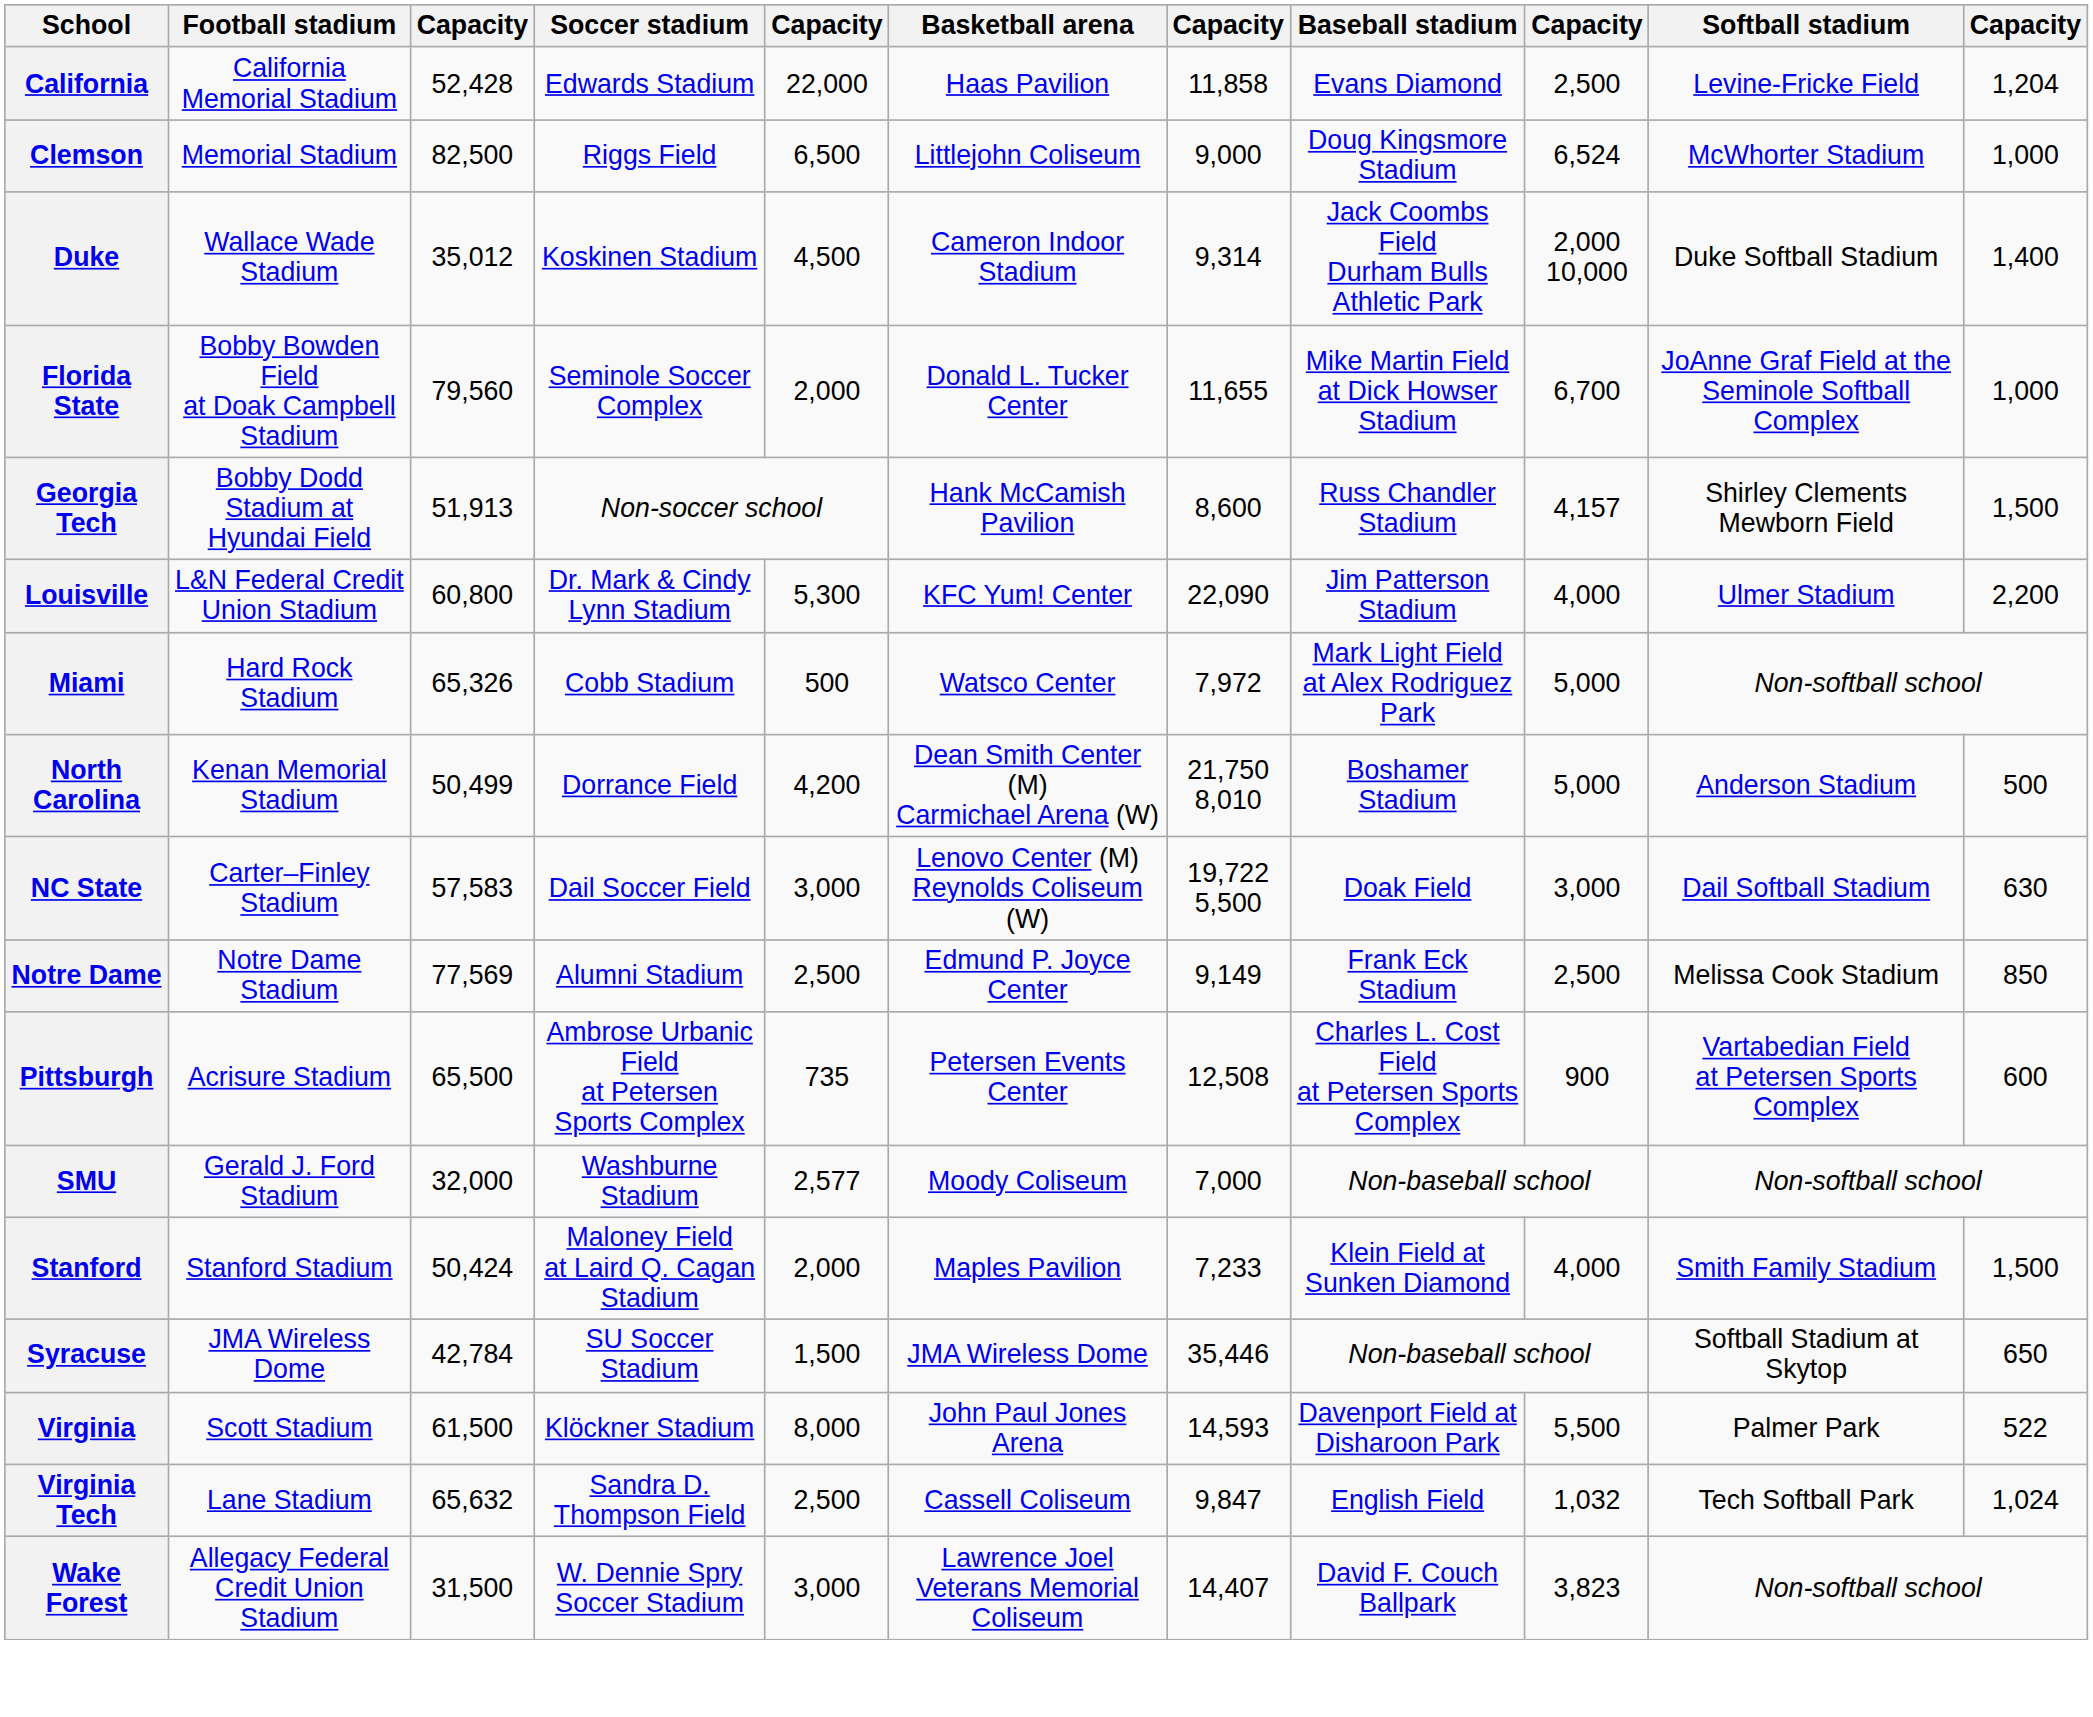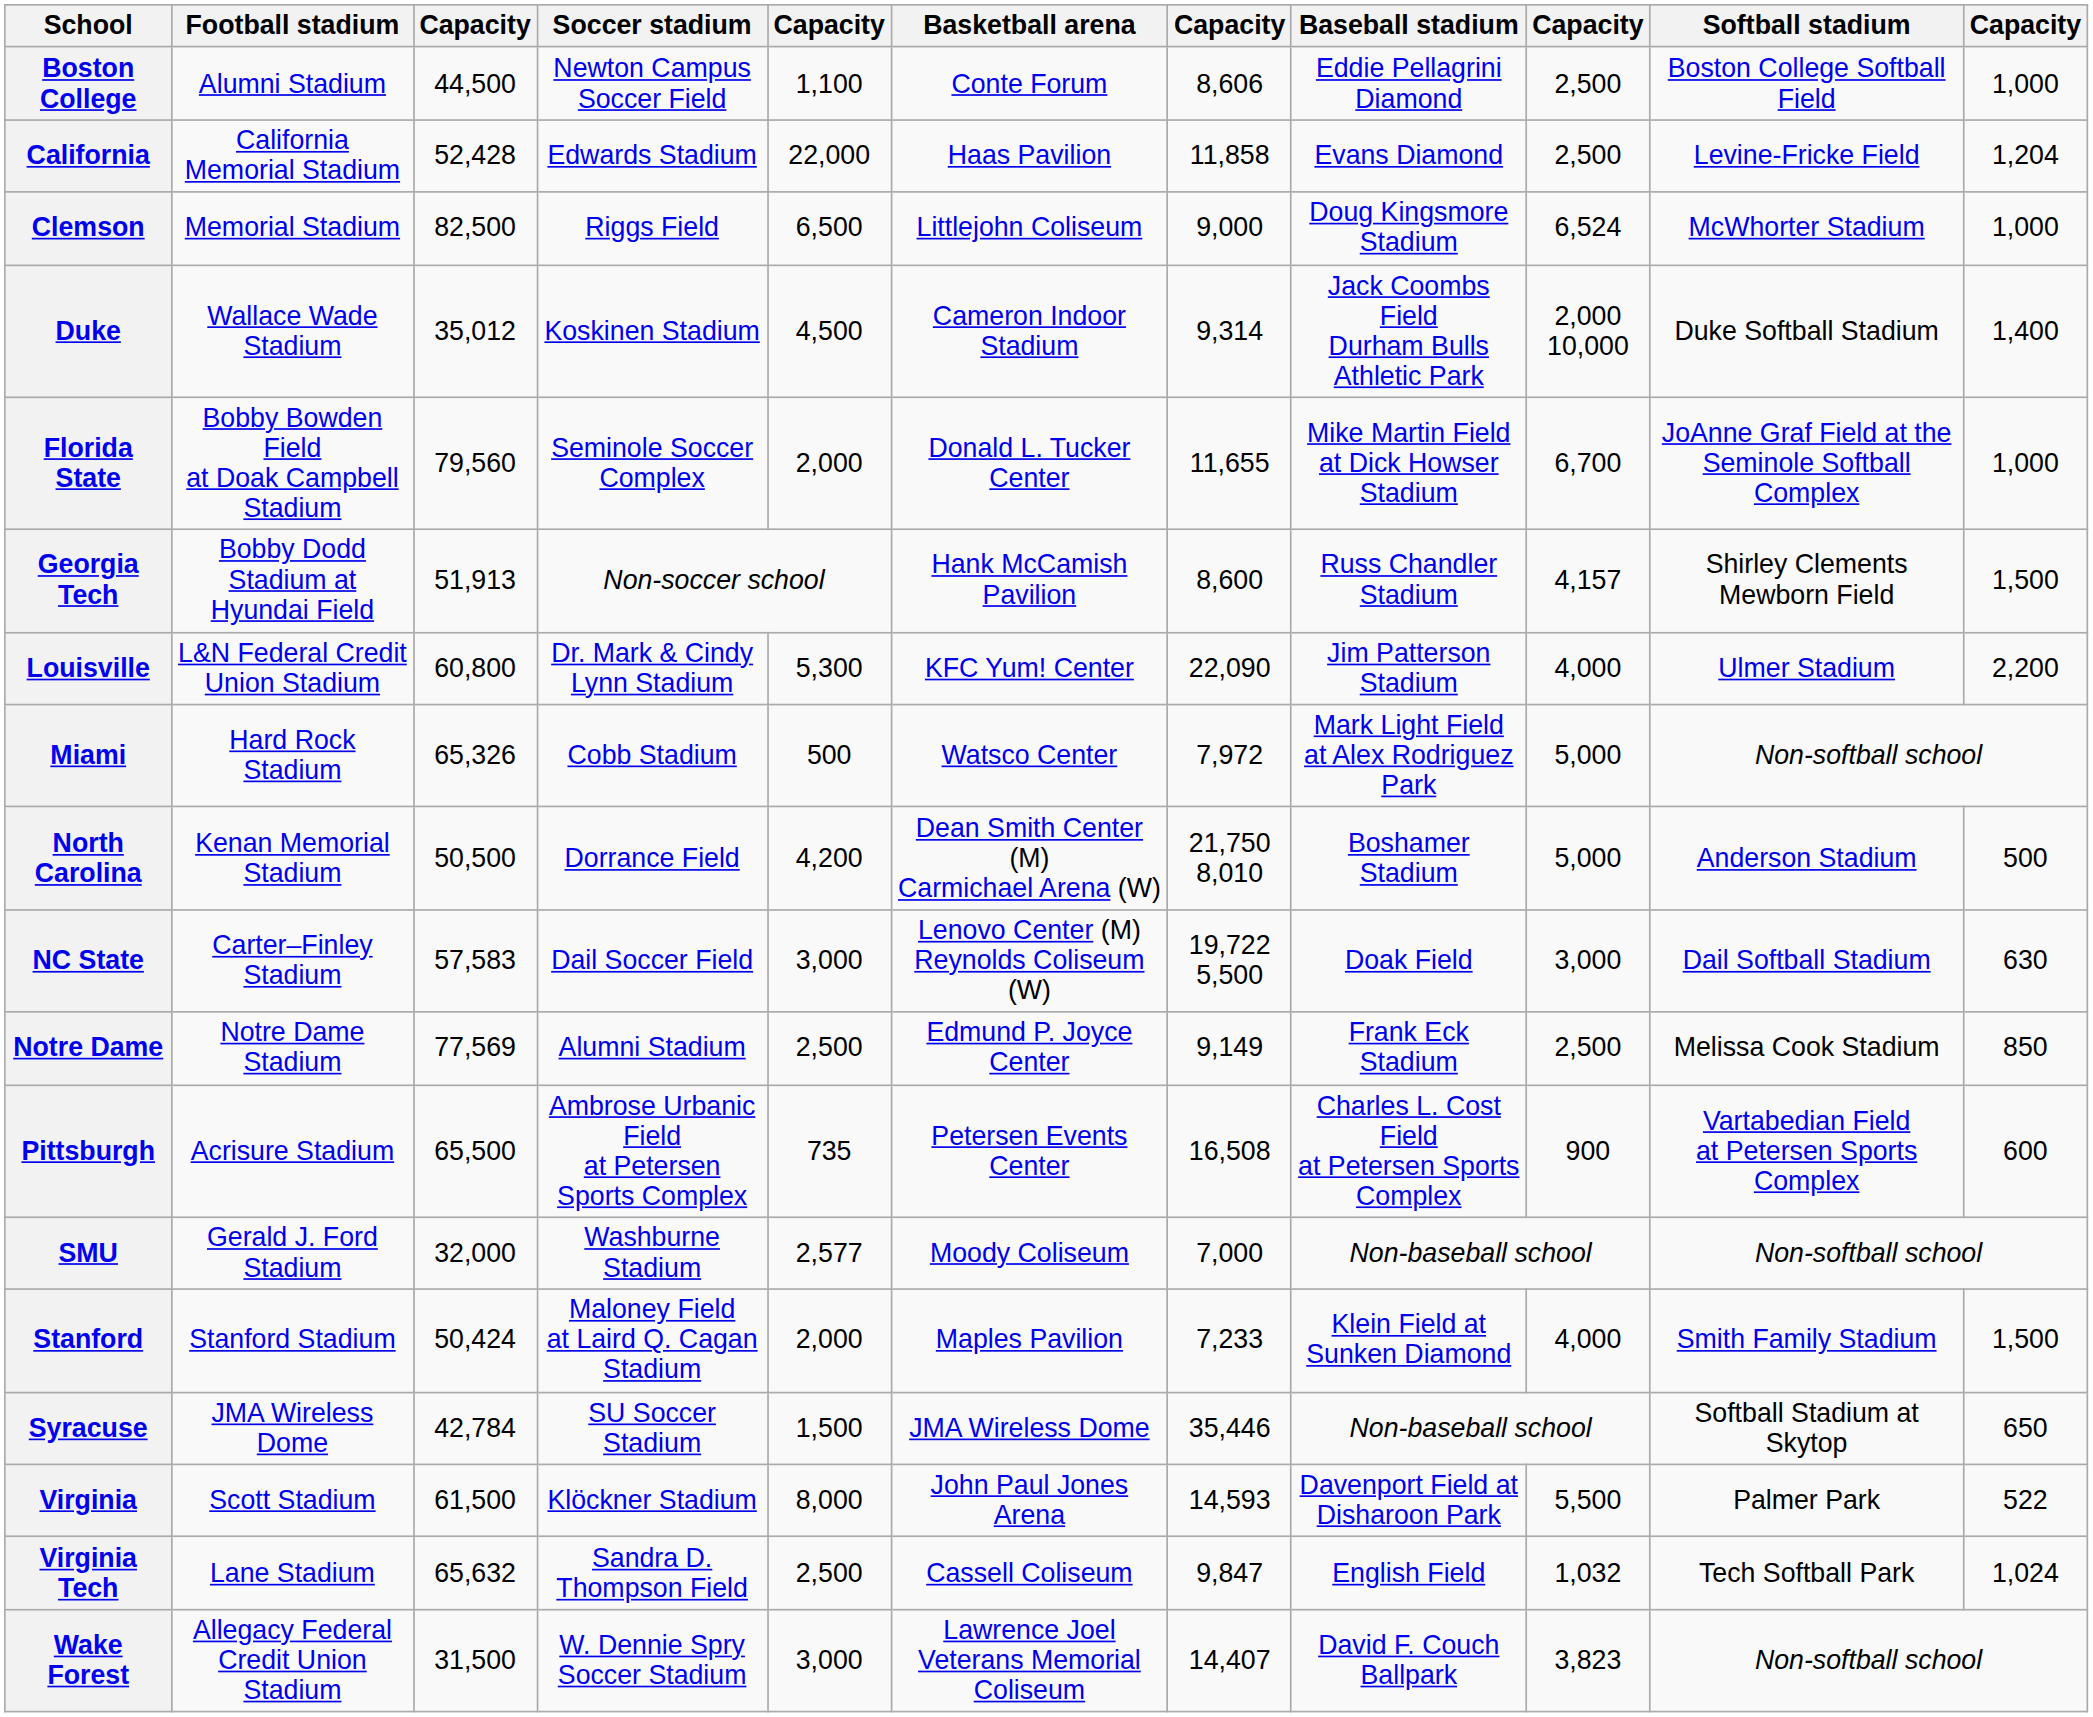+ row: (88, 83)
(472, 785) 50,499 -> (475, 857) 50,500
(1228, 1077) 12,508 -> (1230, 1150) 16,508
